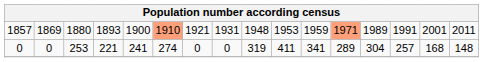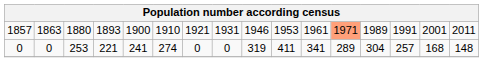(49, 30) 1869 -> (49, 30) 1863
(168, 30) lightsalmon background -> (168, 30) no background
(257, 30) 1948 -> (257, 30) 1946
(316, 30) 1959 -> (316, 30) 1961
